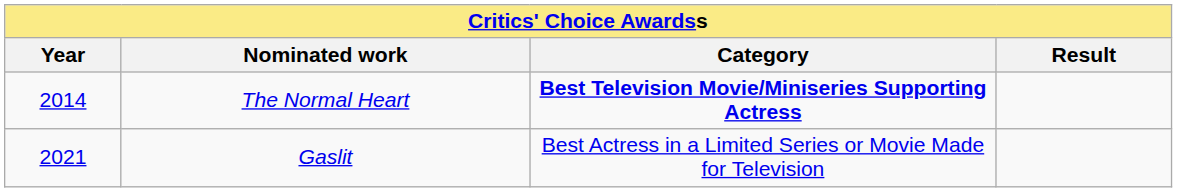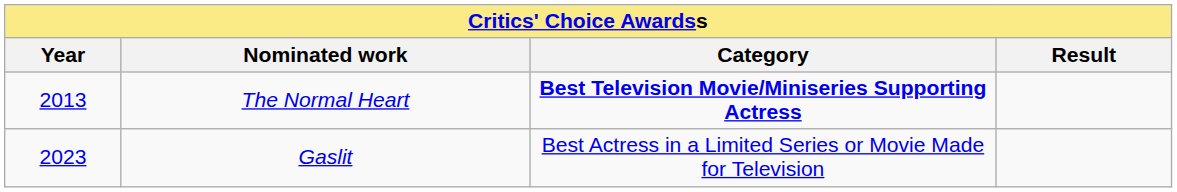(63, 100) 2014 -> (63, 100) 2013
(63, 157) 2021 -> (63, 157) 2023
